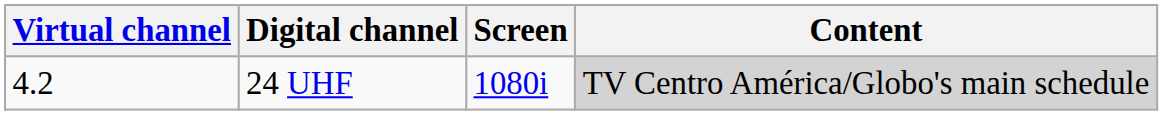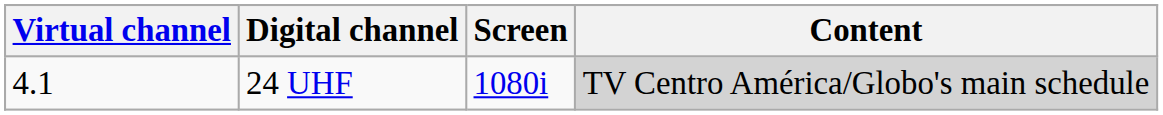(33, 82) 4.2 -> (33, 82) 4.1
